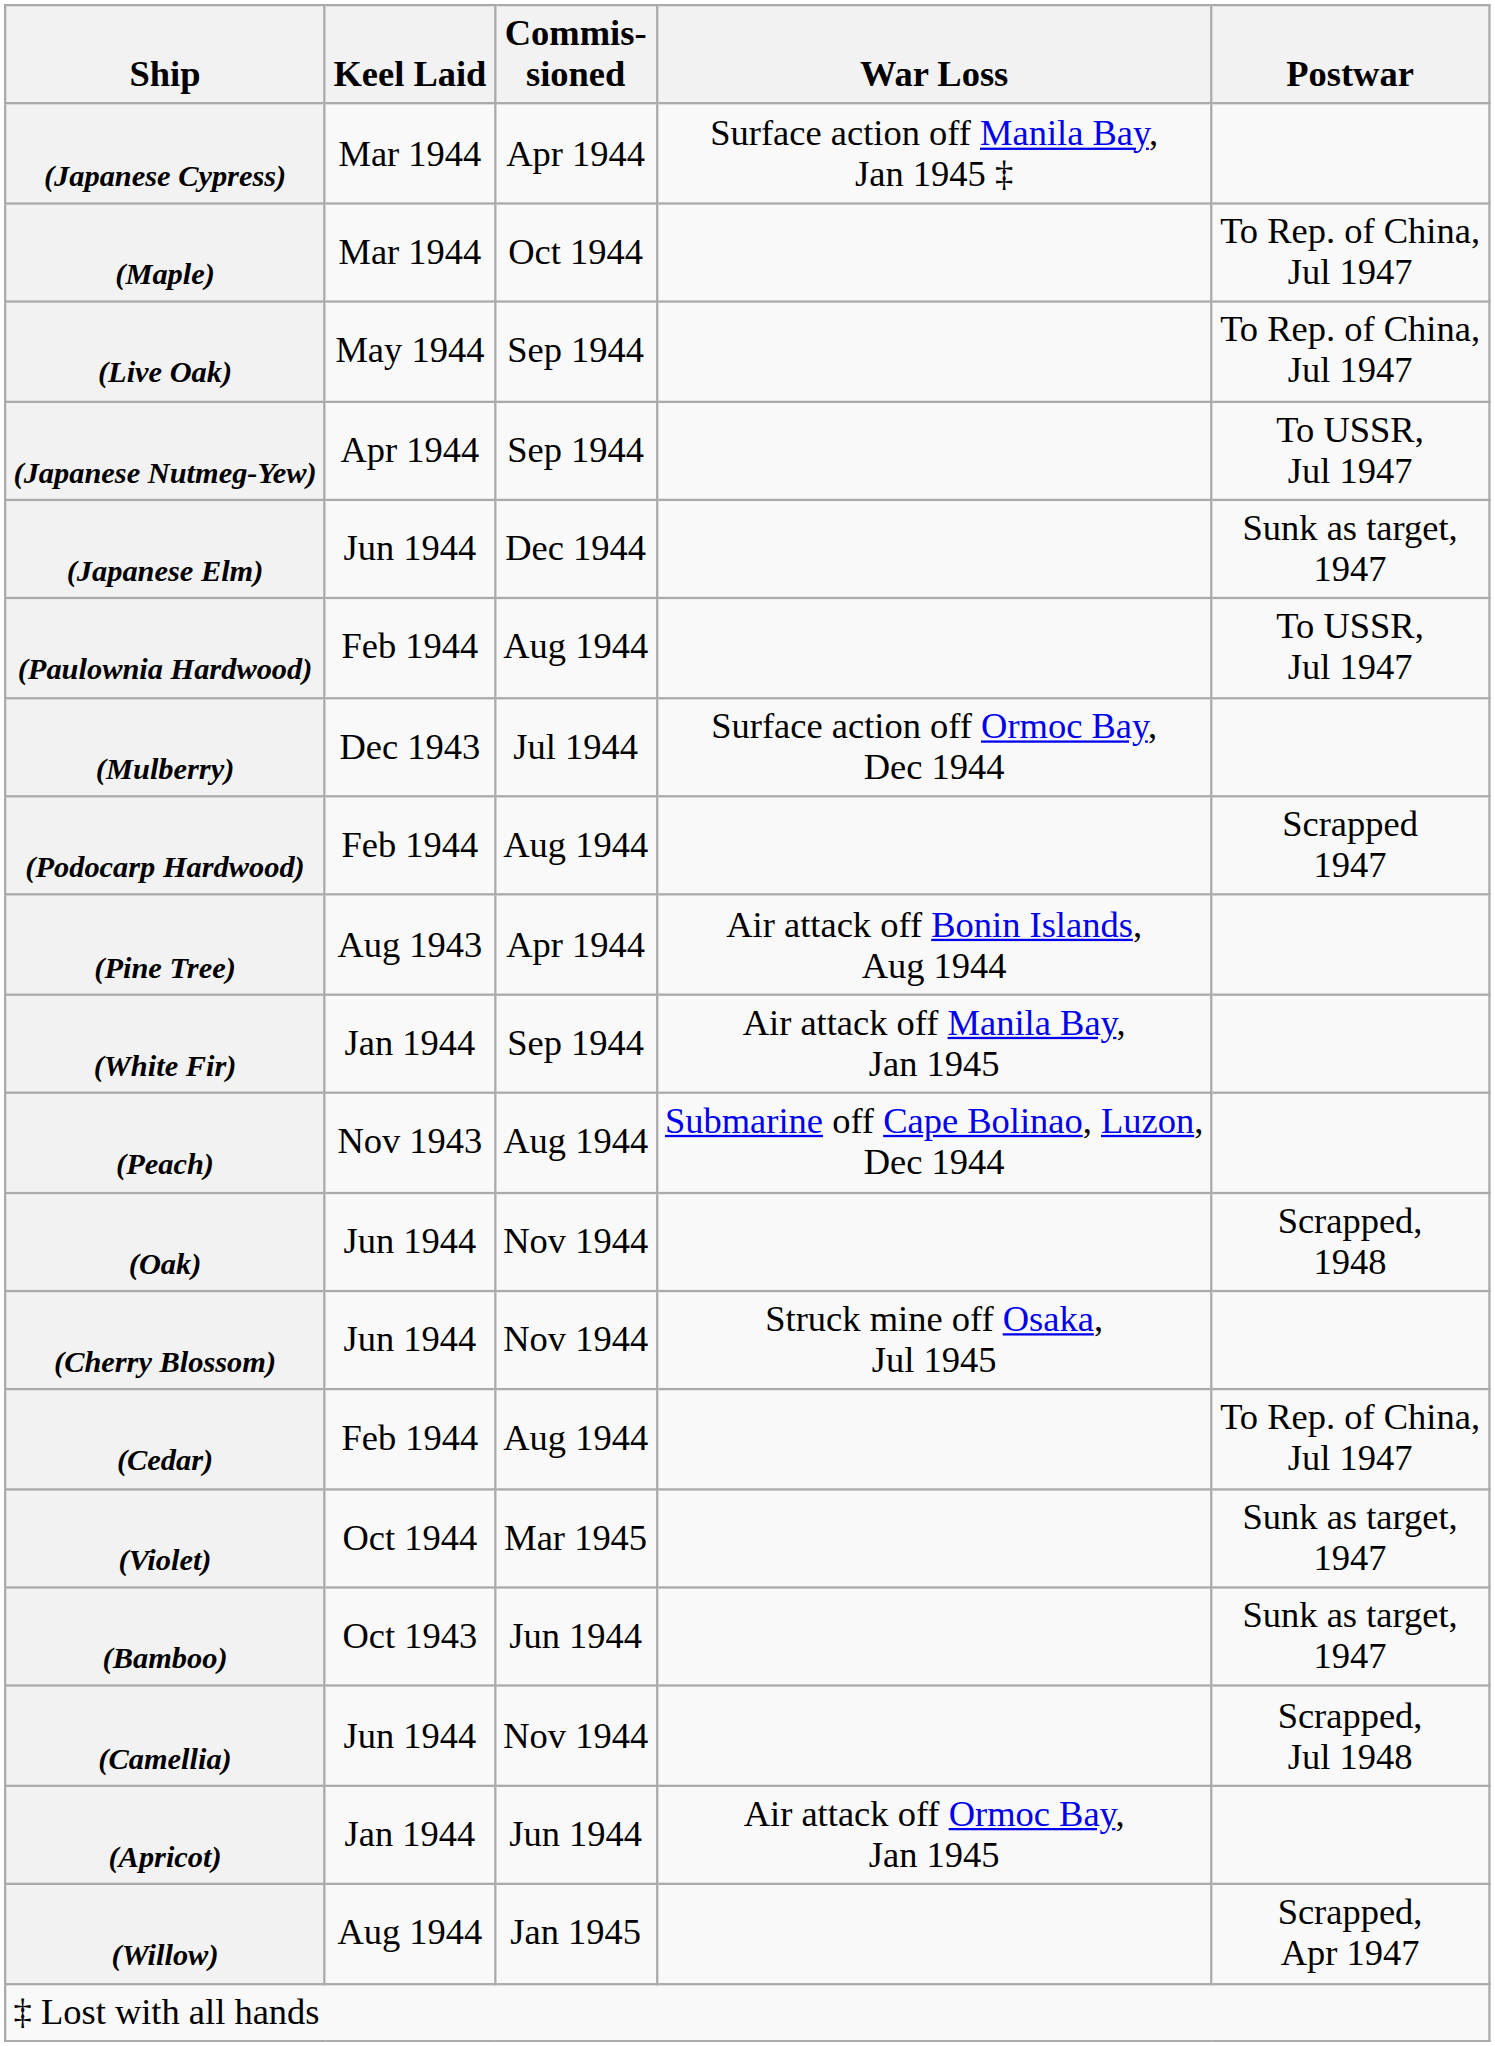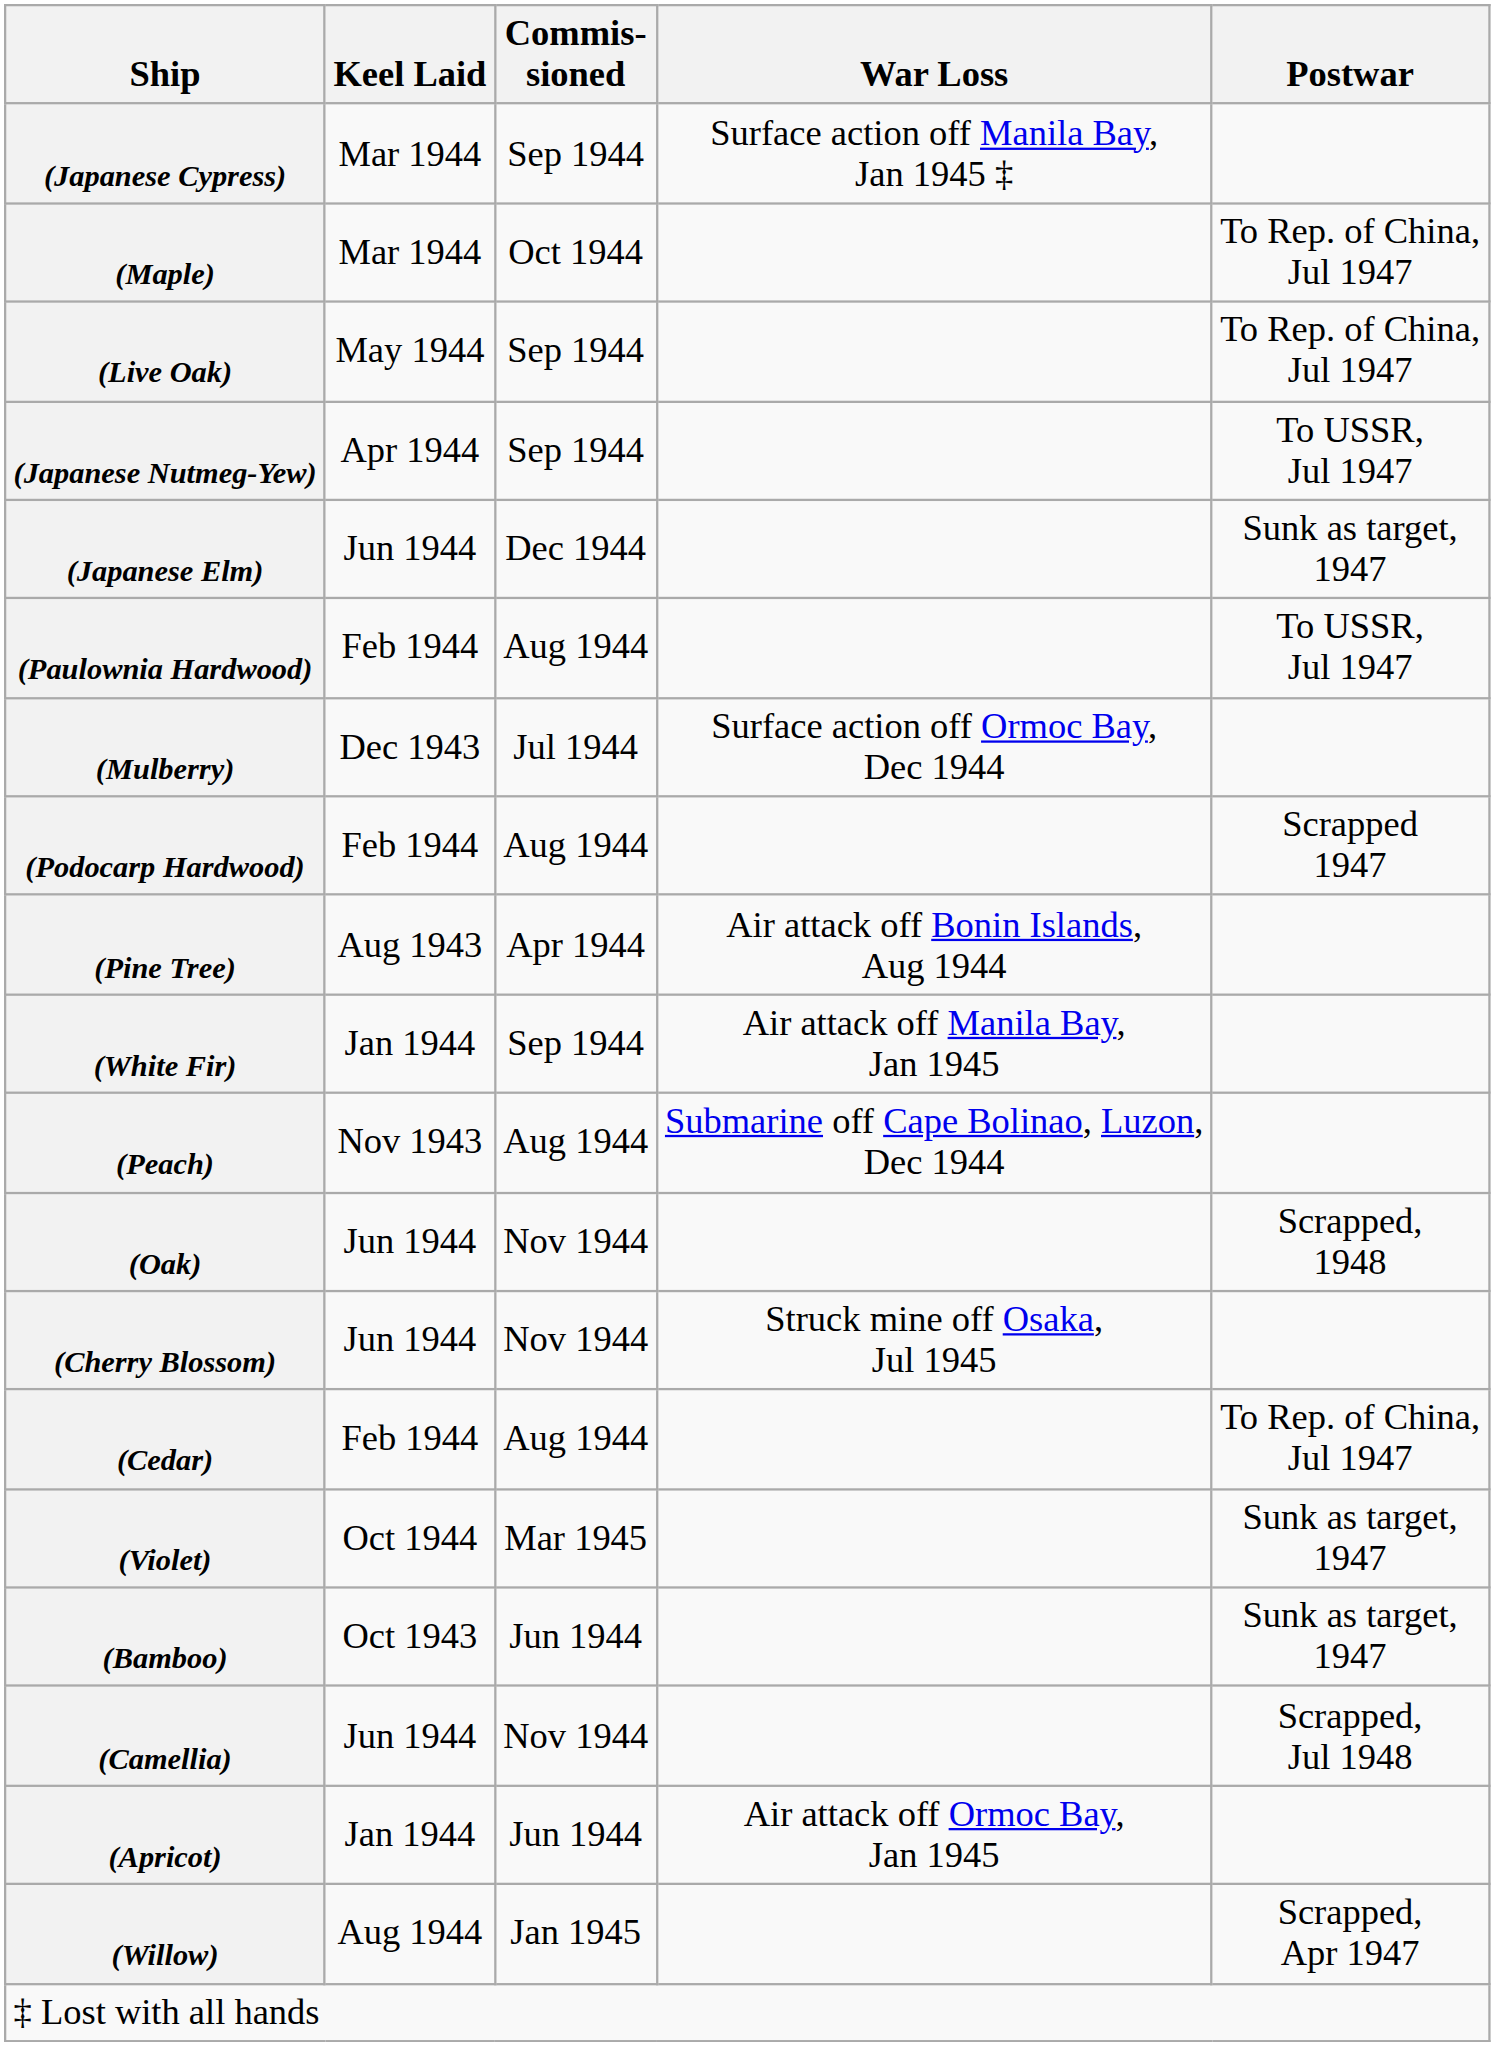(576, 152) Apr 1944 -> (576, 152) Sep 1944
